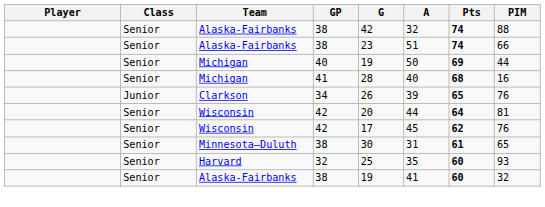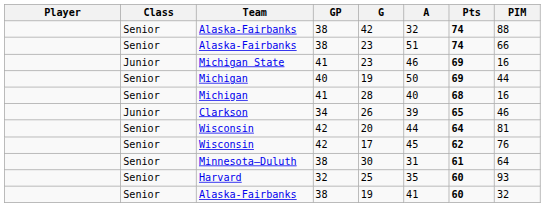+ row: (242, 62)
(503, 95) 76 -> (503, 112) 46
(503, 145) 65 -> (503, 161) 64
